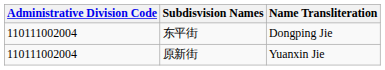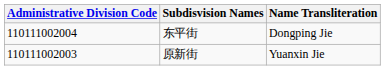(42, 54) 110111002004 -> (42, 54) 110111002003
